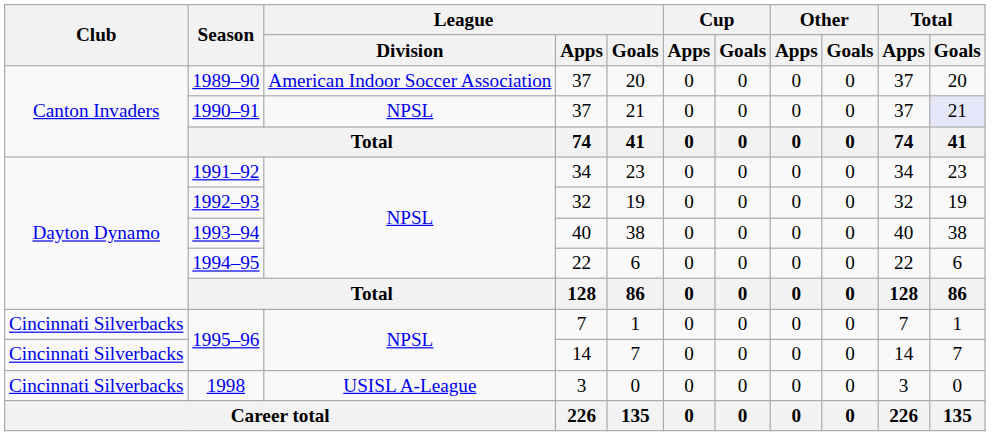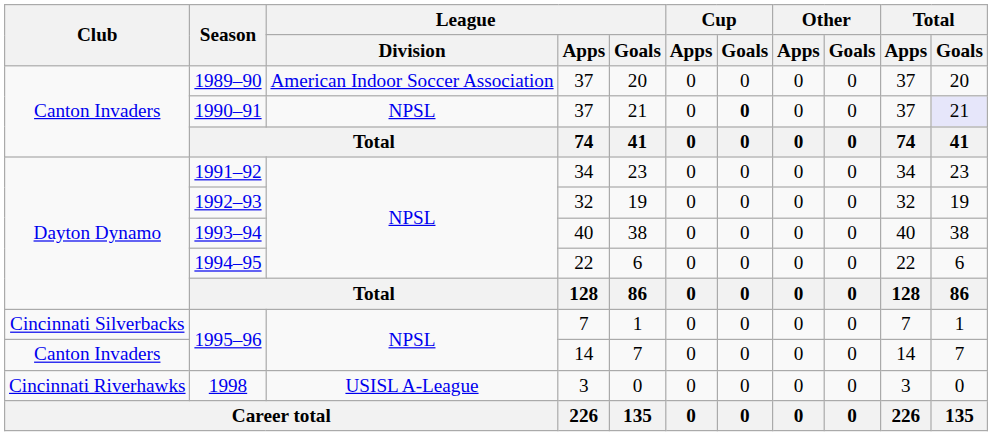(743, 111) normal -> (745, 111) bold
(96, 354) Cincinnati Silverbacks -> (97, 354) Canton Invaders
(96, 385) Cincinnati Silverbacks -> (97, 385) Cincinnati Riverhawks
